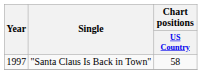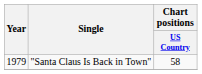(16, 62) 1997 -> (16, 62) 1979
